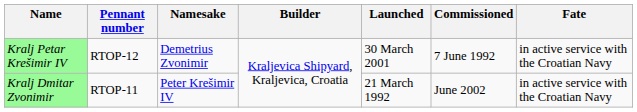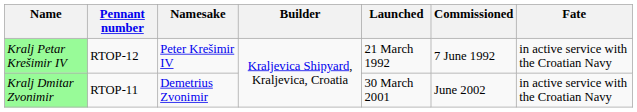(187, 55) Demetrius Zvonimir -> (197, 55) Peter Krešimir IV
(389, 55) 30 March 2001 -> (389, 55) 21 March 1992
(197, 90) Peter Krešimir IV -> (187, 90) Demetrius Zvonimir
(389, 90) 21 March 1992 -> (389, 90) 30 March 2001
